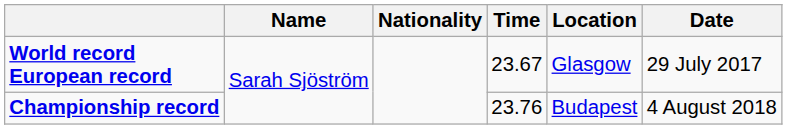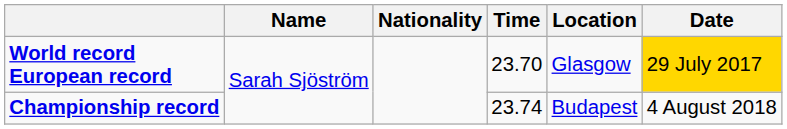(517, 64) 23.67 -> (517, 64) 23.70
(704, 64) no background -> (704, 64) gold background
(517, 107) 23.76 -> (517, 107) 23.74
